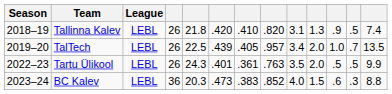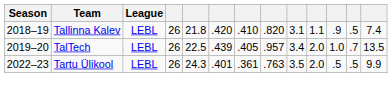(317, 30) 1.3 -> (317, 30) 1.1
- row: (76, 81)
